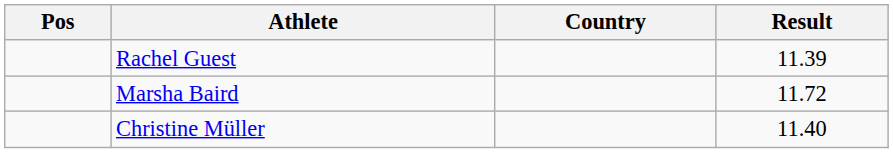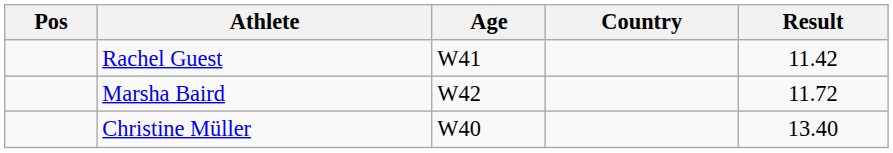+ column: (489, 22)
(802, 57) 11.39 -> (813, 57) 11.42
(802, 128) 11.40 -> (813, 128) 13.40
